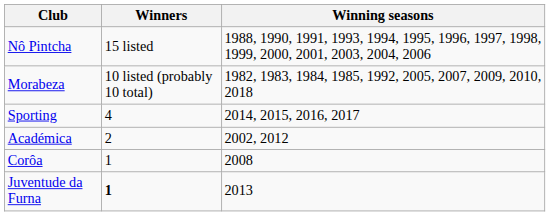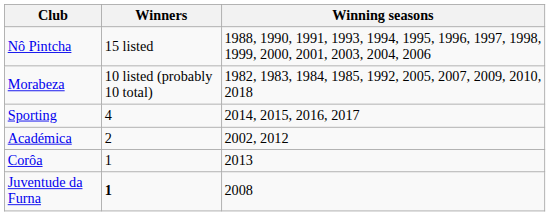(239, 160) 2008 -> (239, 160) 2013
(239, 191) 2013 -> (239, 191) 2008
